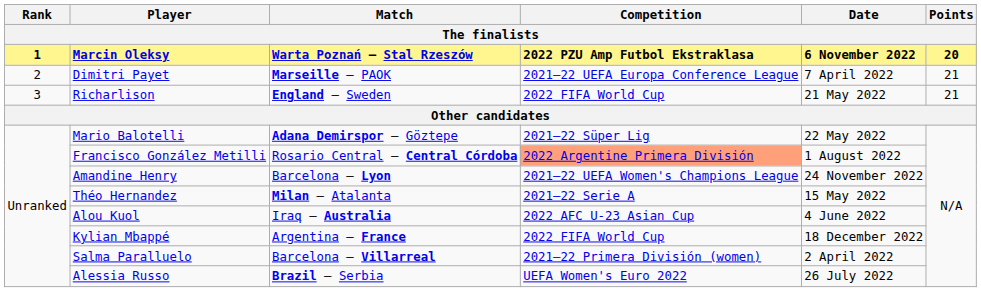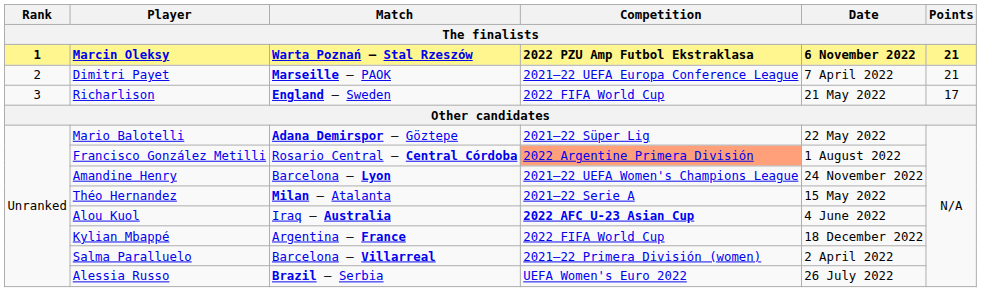(951, 55) 20 -> (951, 55) 21
(951, 95) 21 -> (951, 95) 17
(609, 216) normal -> (609, 216) bold
